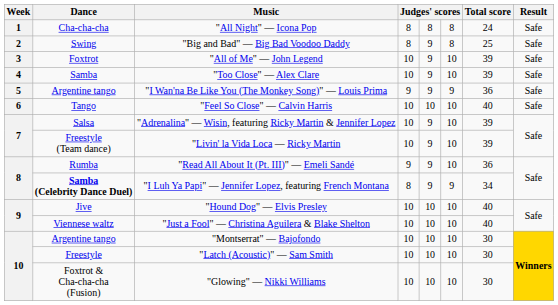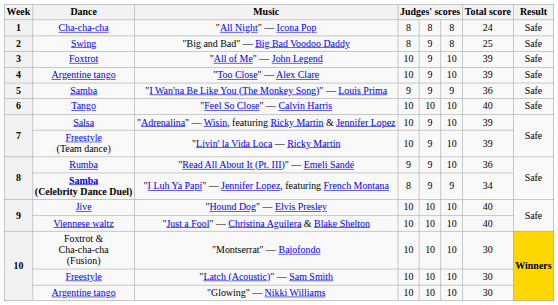(84, 75) Samba -> (84, 75) Argentine tango
(84, 91) Argentine tango -> (84, 91) Samba
(84, 239) Argentine tango -> (84, 250) Foxtrot & Cha-cha-cha (Fusion)
(84, 281) Foxtrot & Cha-cha-cha (Fusion) -> (84, 292) Argentine tango
